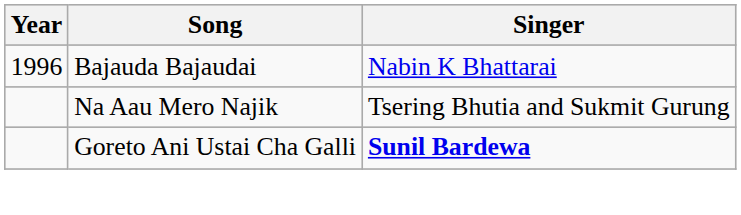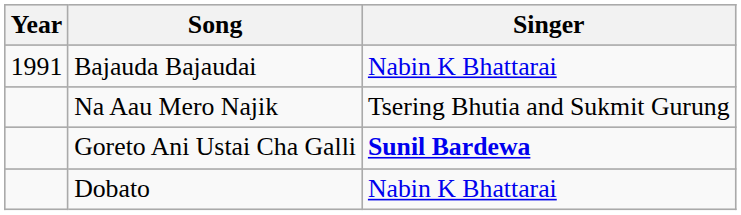(37, 65) 1996 -> (37, 65) 1991
+ row: (112, 188)
